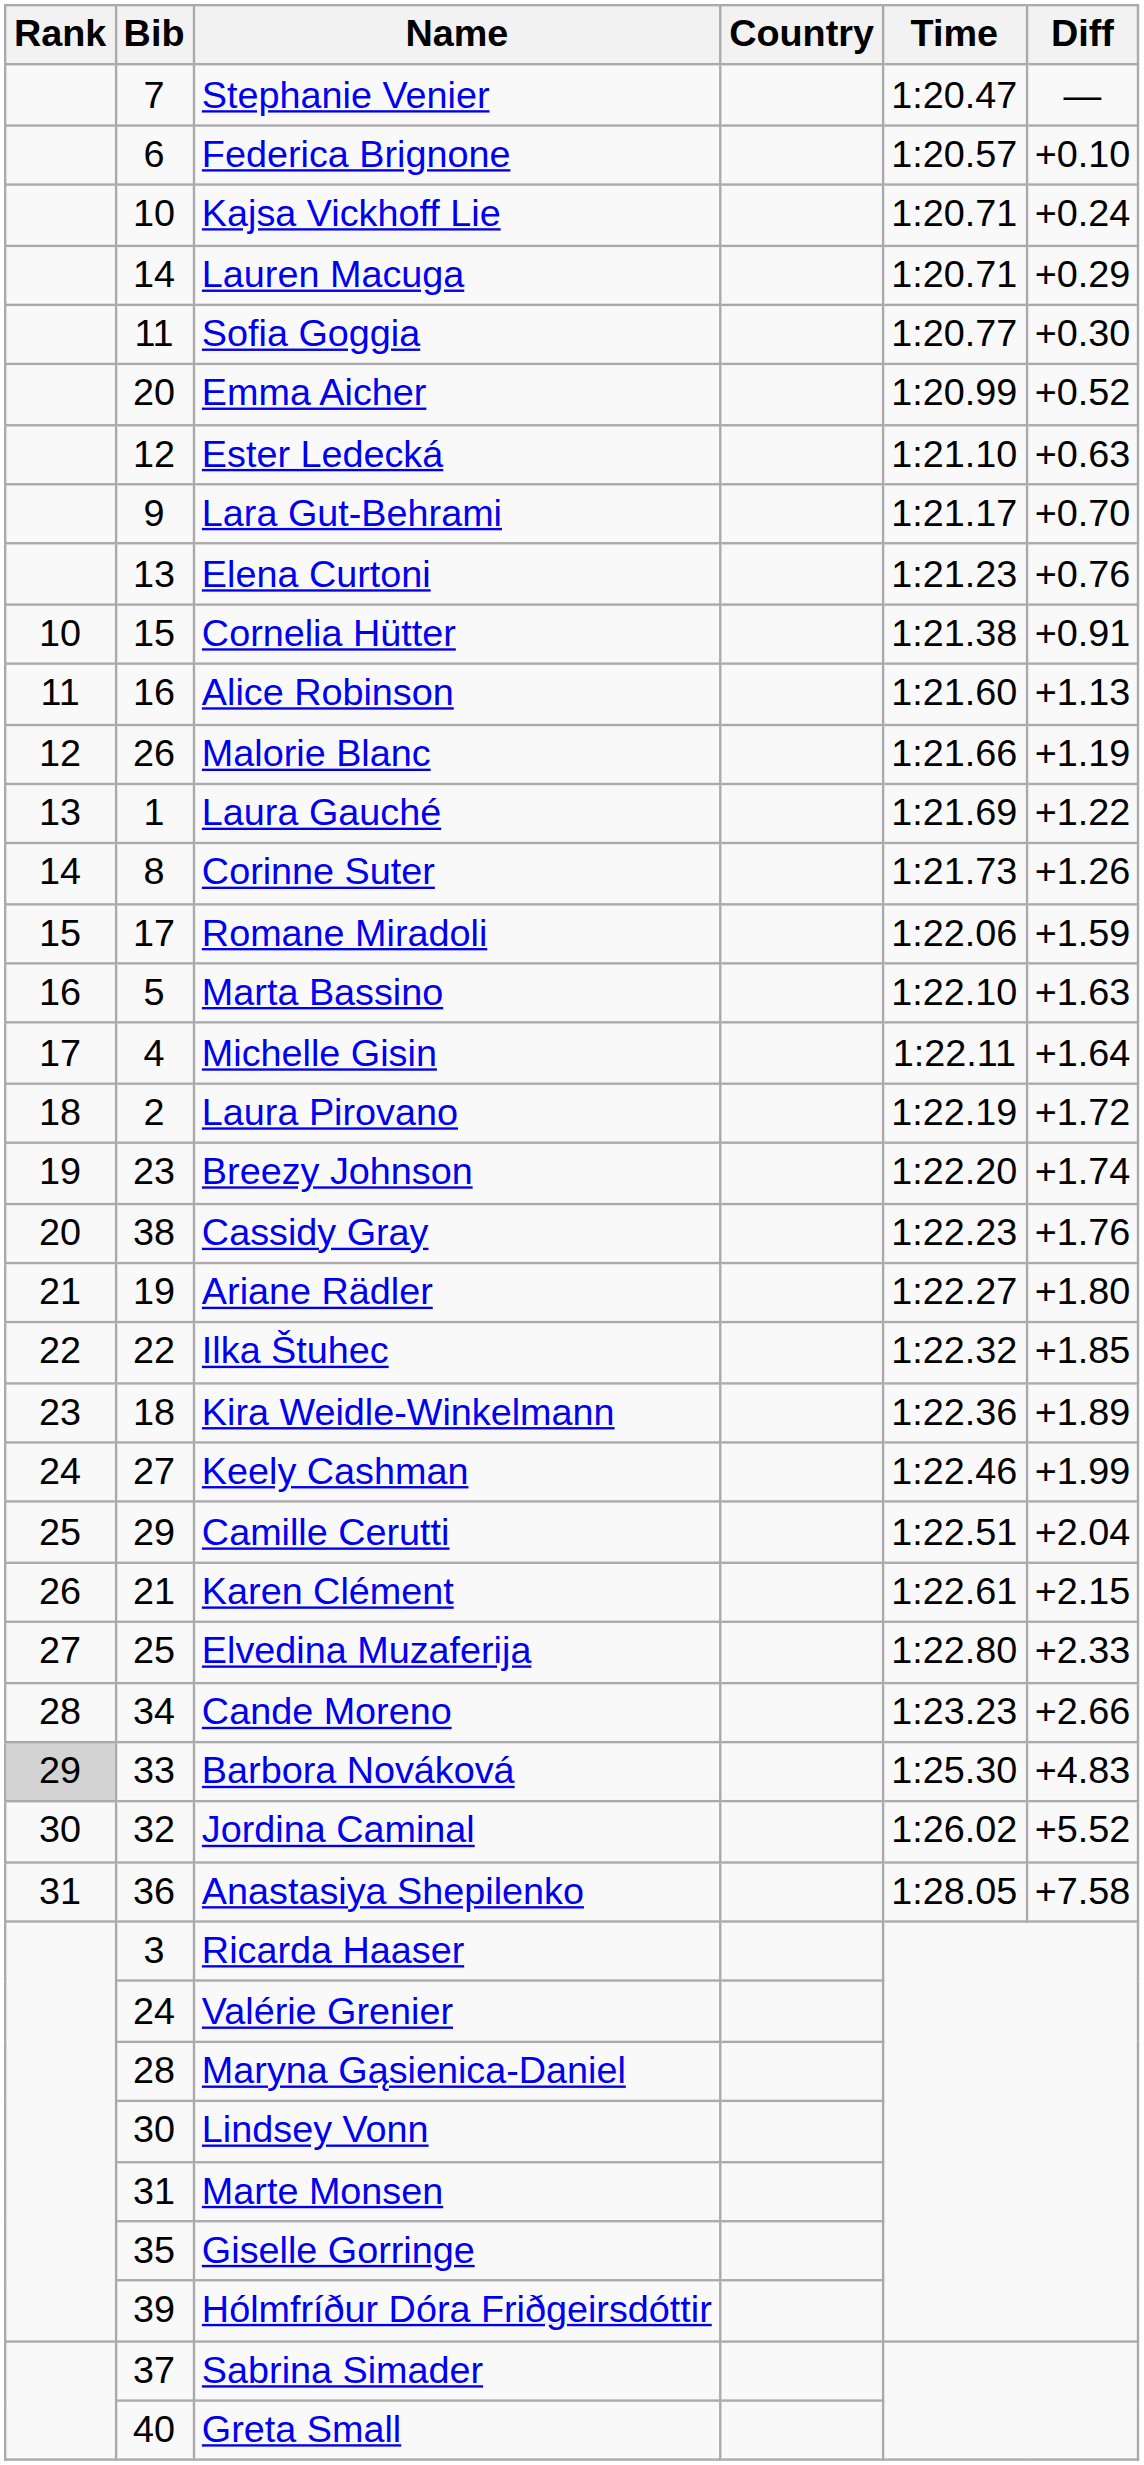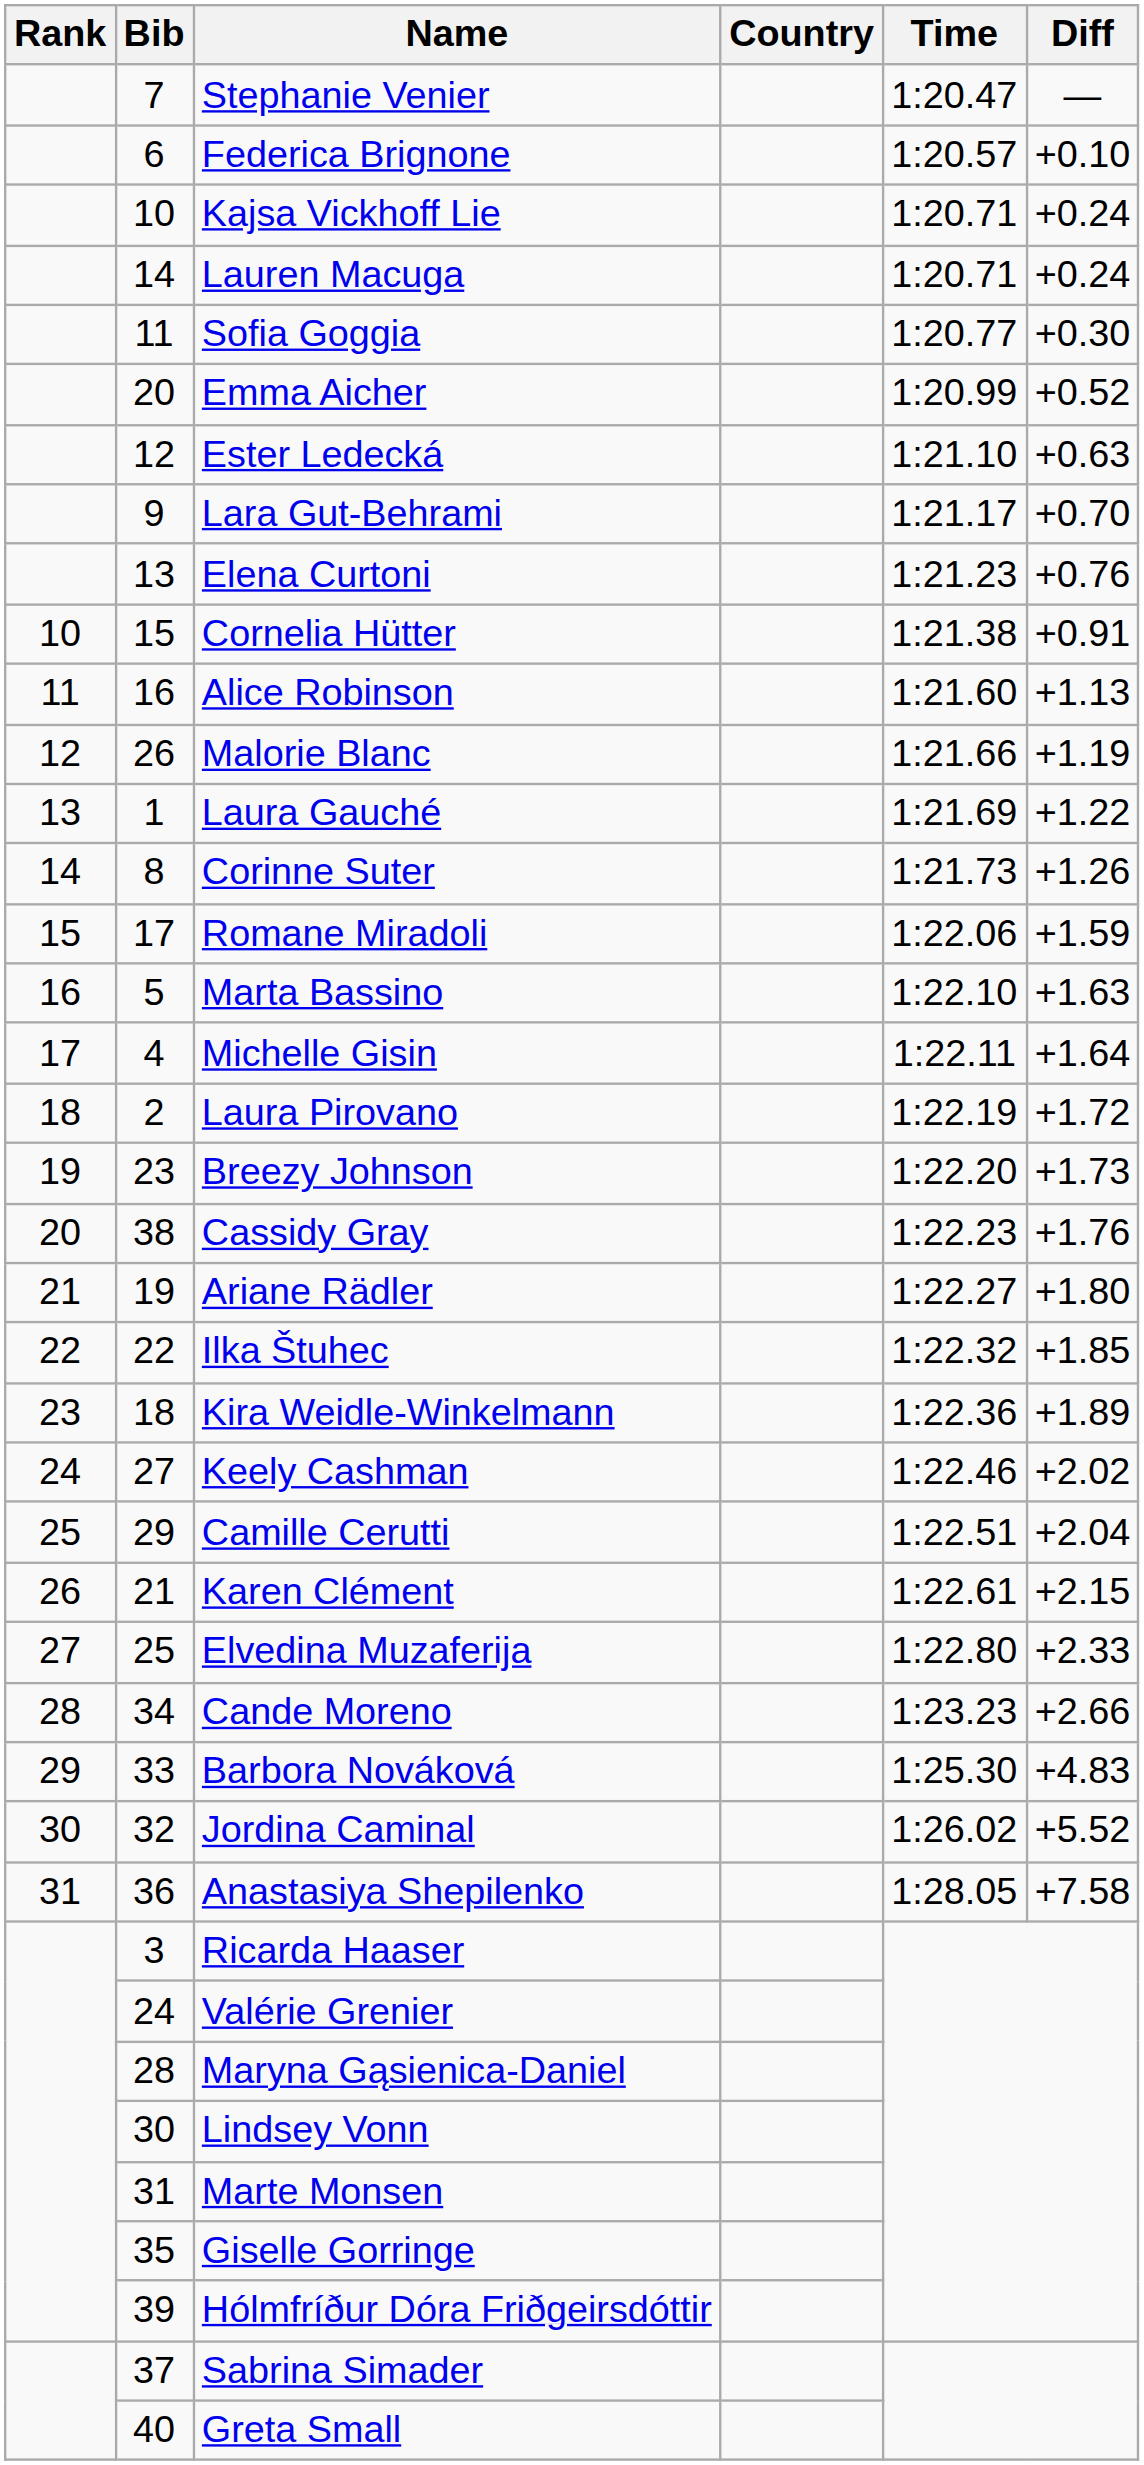(1083, 273) +0.29 -> (1083, 273) +0.24
(1083, 1172) +1.74 -> (1083, 1172) +1.73
(1083, 1471) +1.99 -> (1083, 1471) +2.02
(60, 1771) lightgrey background -> (60, 1771) no background
